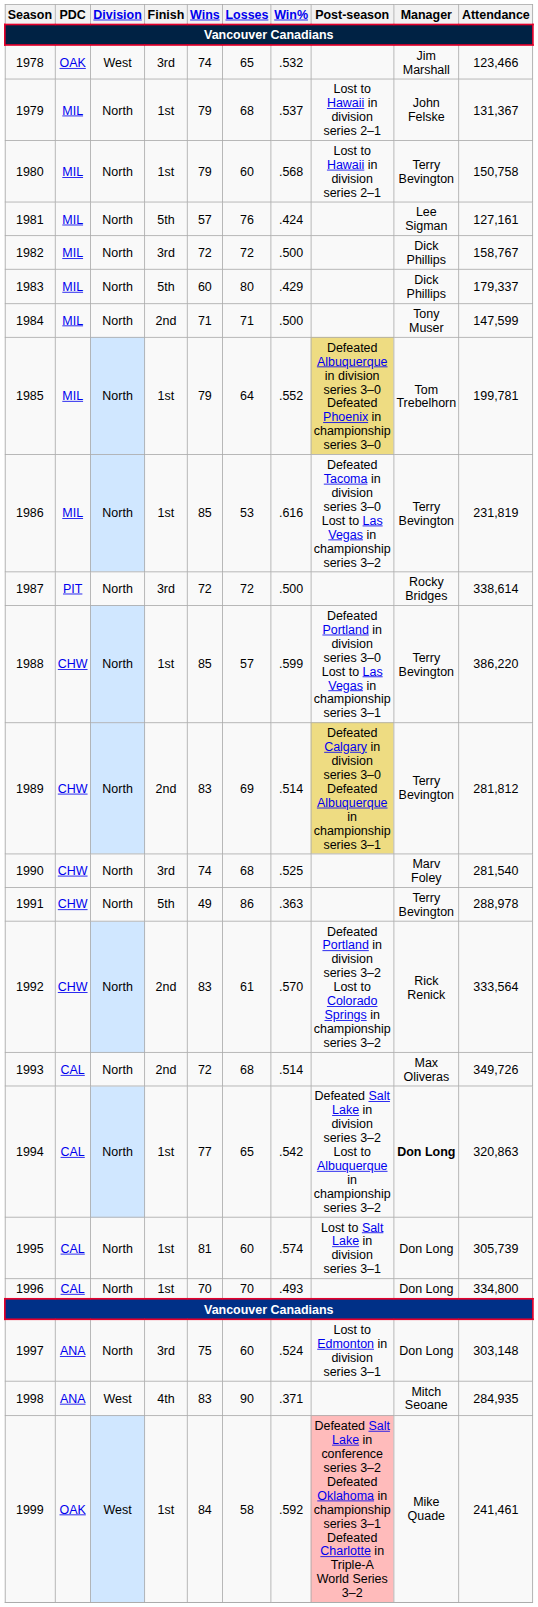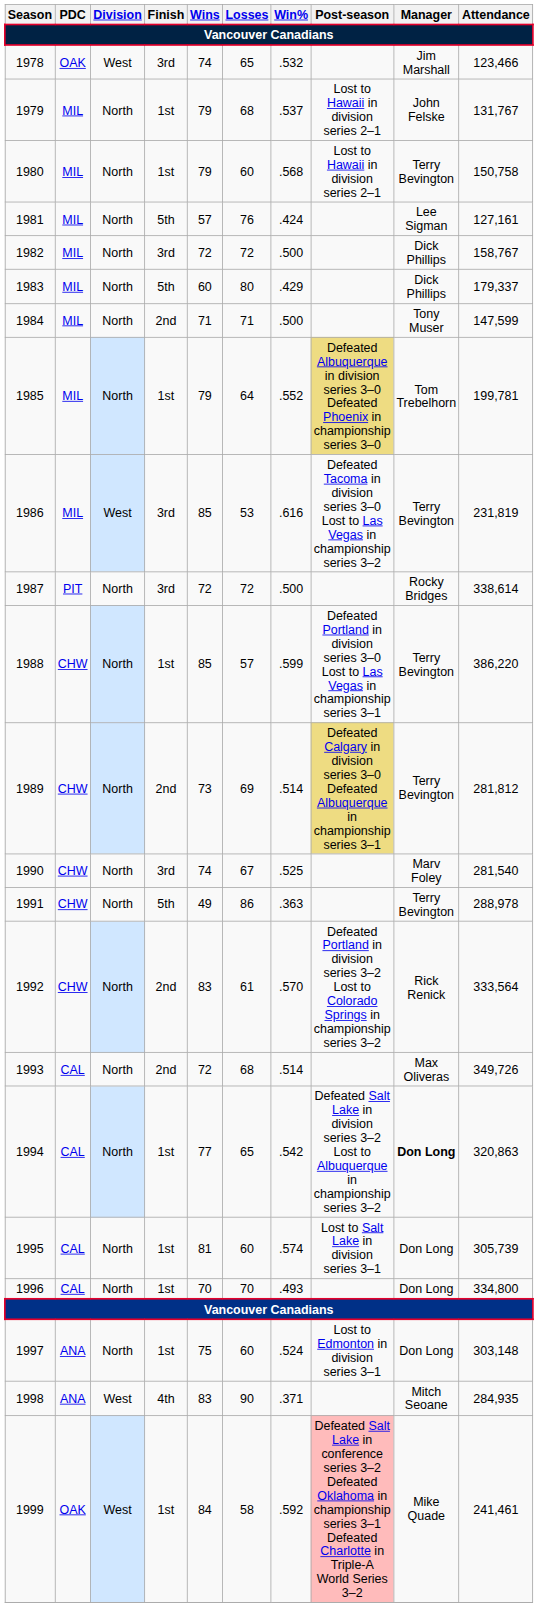(496, 110) 131,367 -> (496, 110) 131,767
(118, 513) North -> (118, 513) West
(166, 513) 1st -> (166, 513) 3rd
(205, 788) 83 -> (205, 788) 73
(247, 871) 68 -> (247, 871) 67
(166, 1351) 3rd -> (166, 1351) 1st
